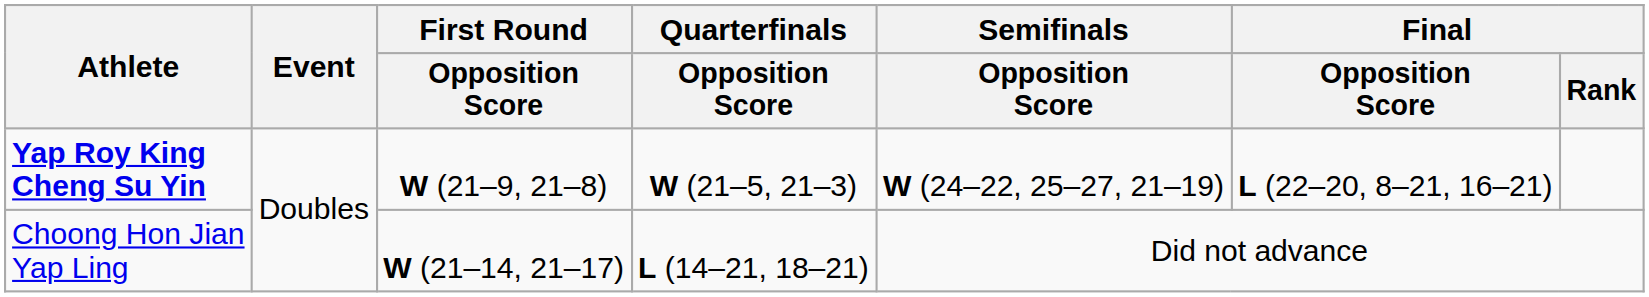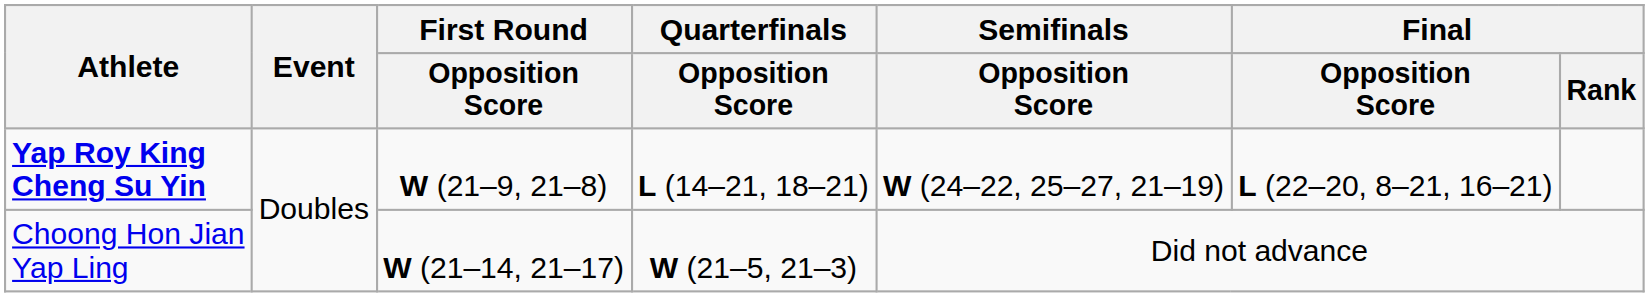(753, 186) W (21–5, 21–3) -> (753, 186) L (14–21, 18–21)
(753, 267) L (14–21, 18–21) -> (753, 267) W (21–5, 21–3)
